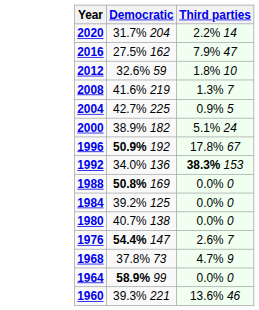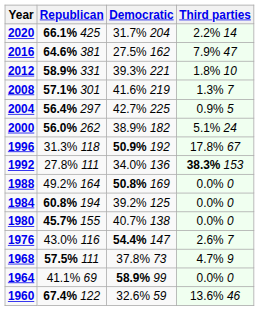+ column: (72, 15)
(141, 71) 32.6% 59 -> (141, 71) 39.3% 221
(141, 296) 39.3% 221 -> (141, 296) 32.6% 59
